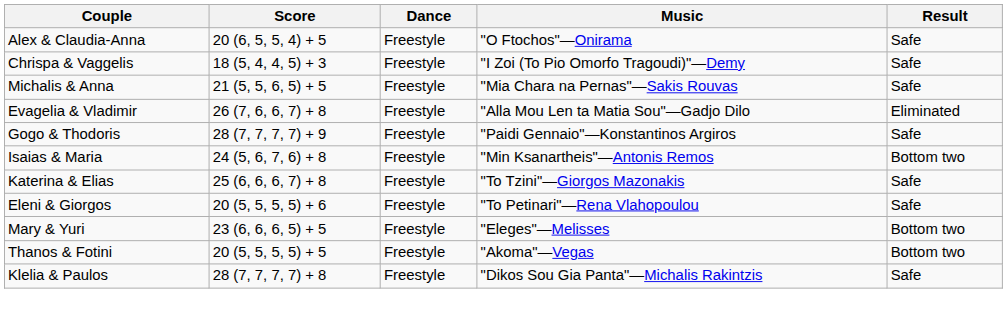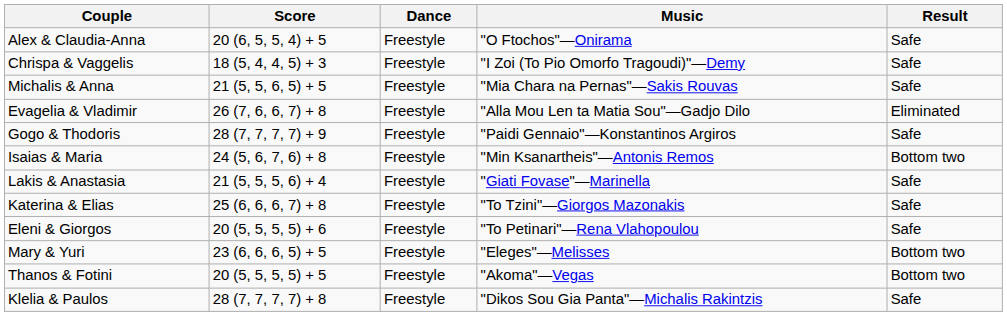+ row: (67, 181)
